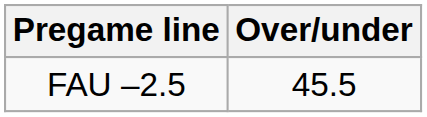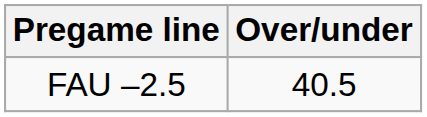(324, 83) 45.5 -> (324, 83) 40.5
